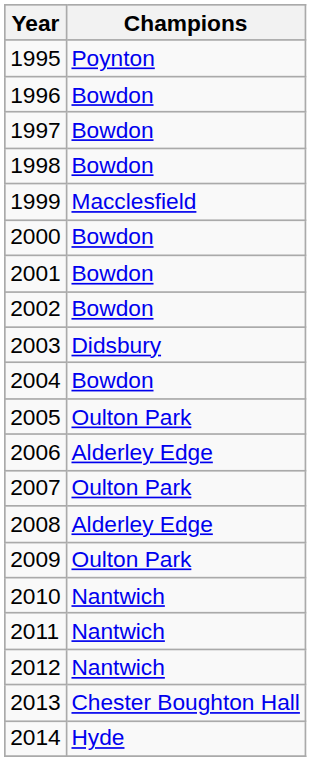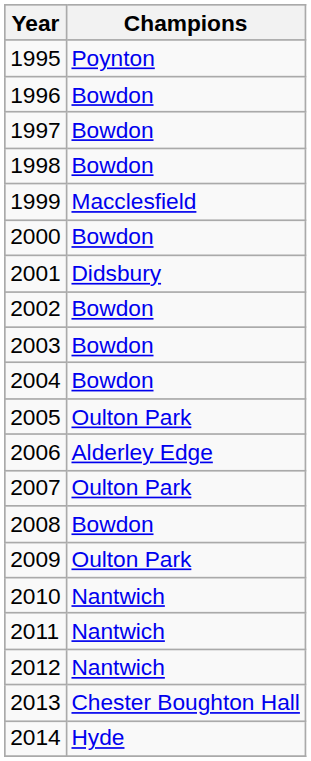(112, 273) Bowdon -> (116, 273) Didsbury
(116, 345) Didsbury -> (112, 345) Bowdon
(142, 524) Alderley Edge -> (112, 524) Bowdon
